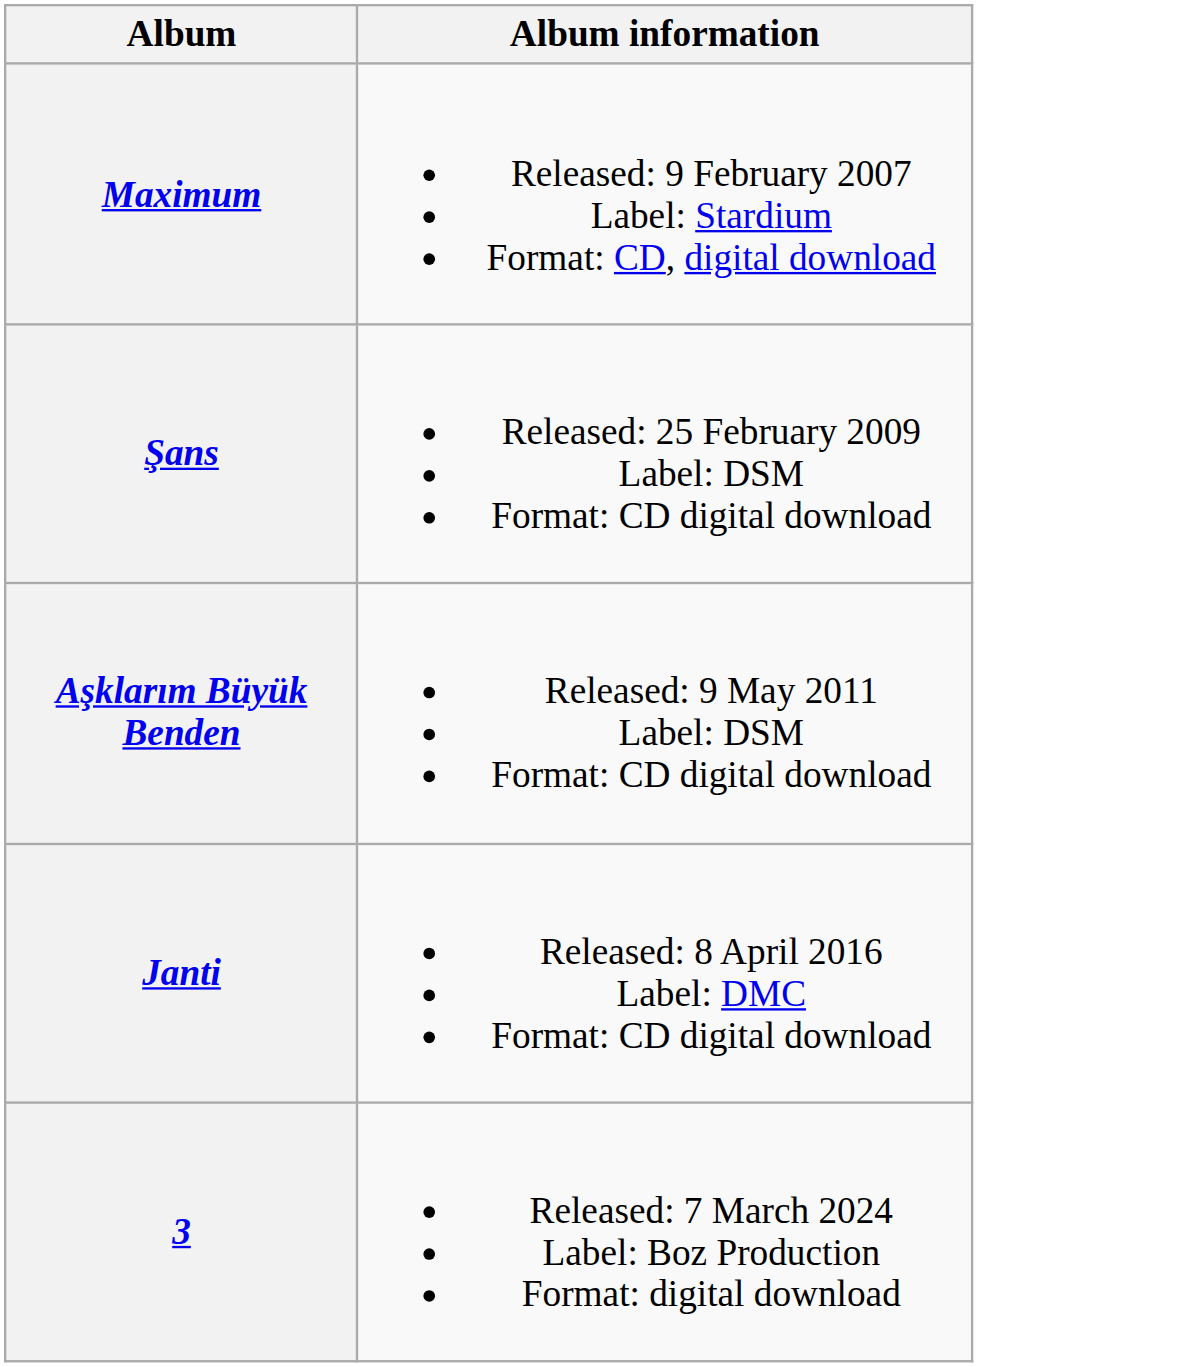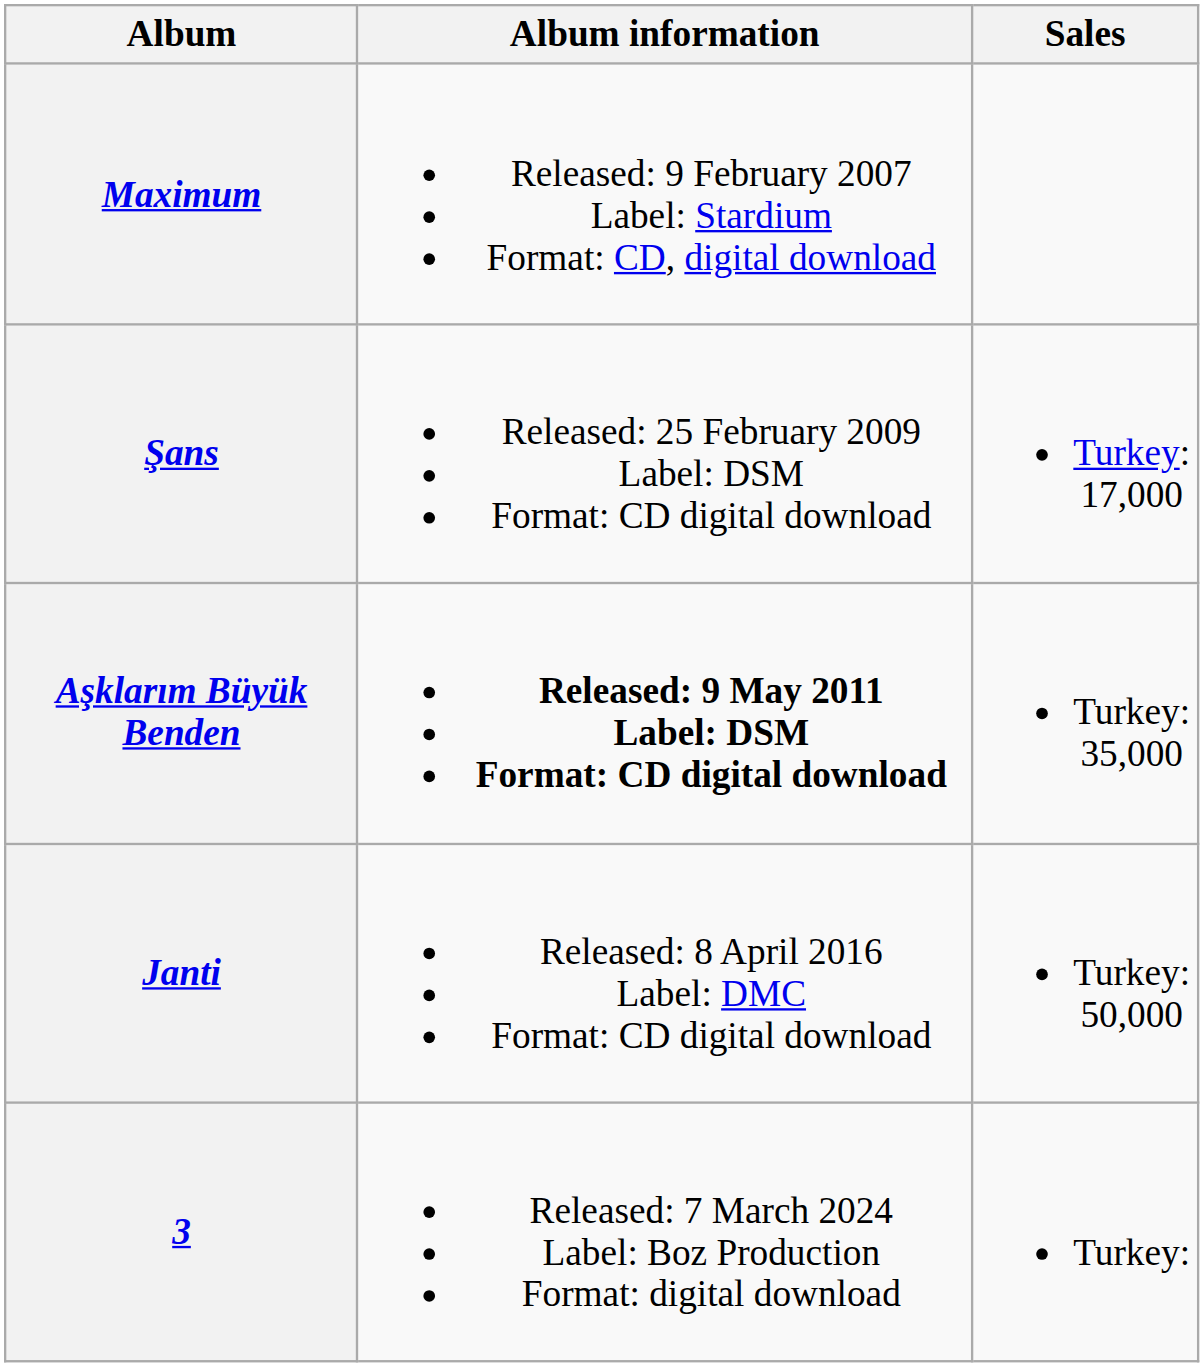+ column: (1085, 34)
(665, 734) normal -> (665, 734) bold
